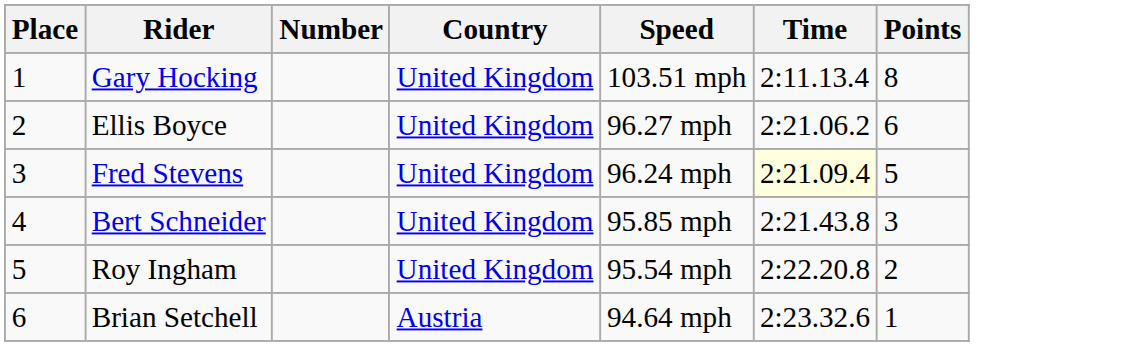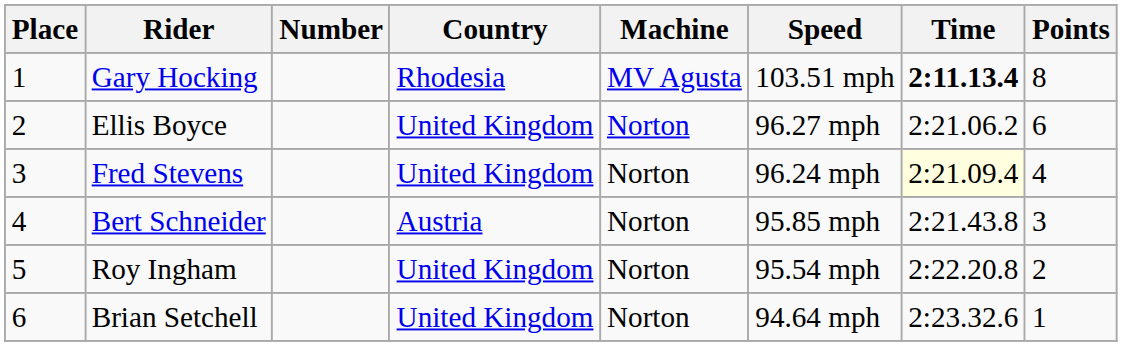+ column: (674, 28)
(495, 76) United Kingdom -> (451, 76) Rhodesia
(814, 76) normal -> (963, 76) bold
(891, 173) 5 -> (1039, 173) 4
(495, 221) United Kingdom -> (440, 221) Austria
(440, 317) Austria -> (495, 317) United Kingdom
